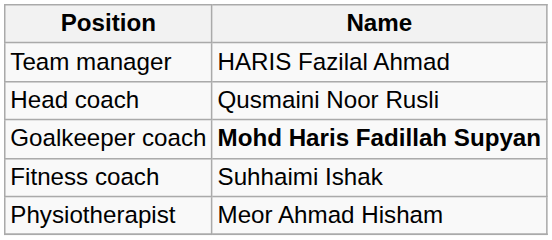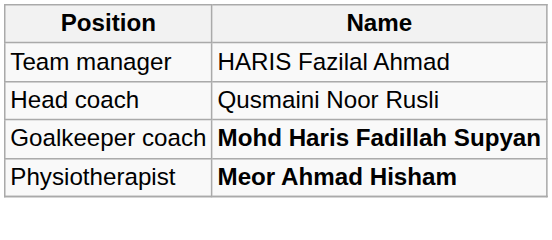- row: (85, 176)
(330, 215) normal -> (337, 176) bold
